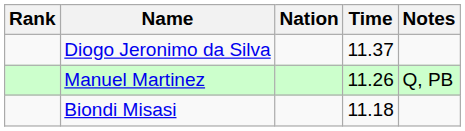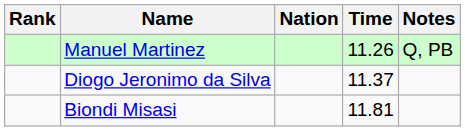rows swapped: (135, 79) <-> (168, 49)
(371, 110) 11.18 -> (371, 110) 11.81
